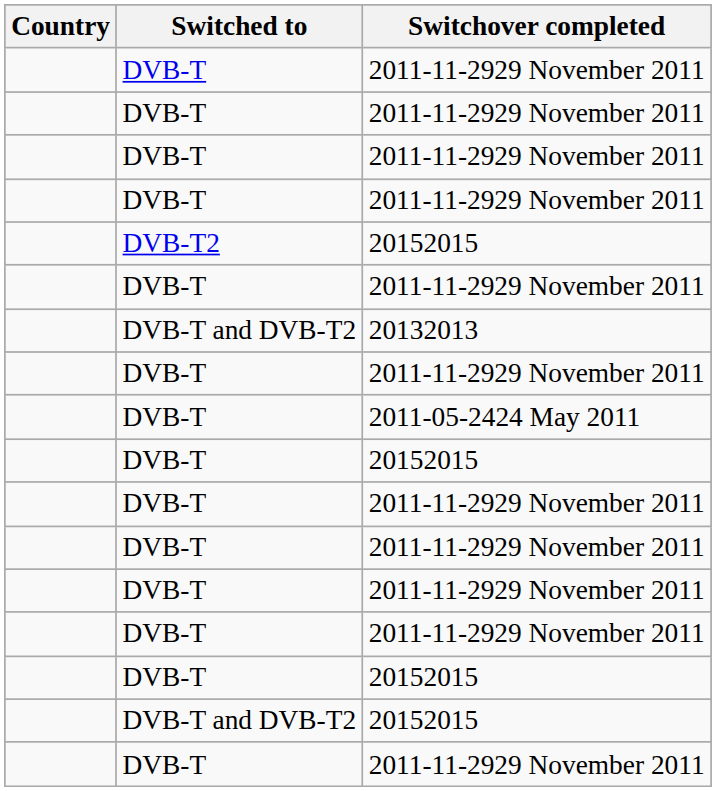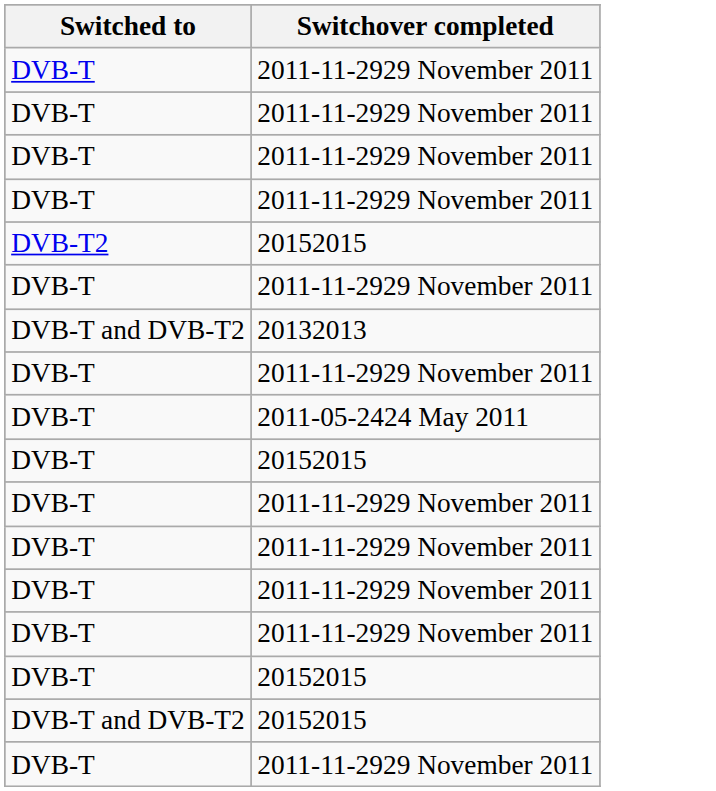- column: (61, 26)
